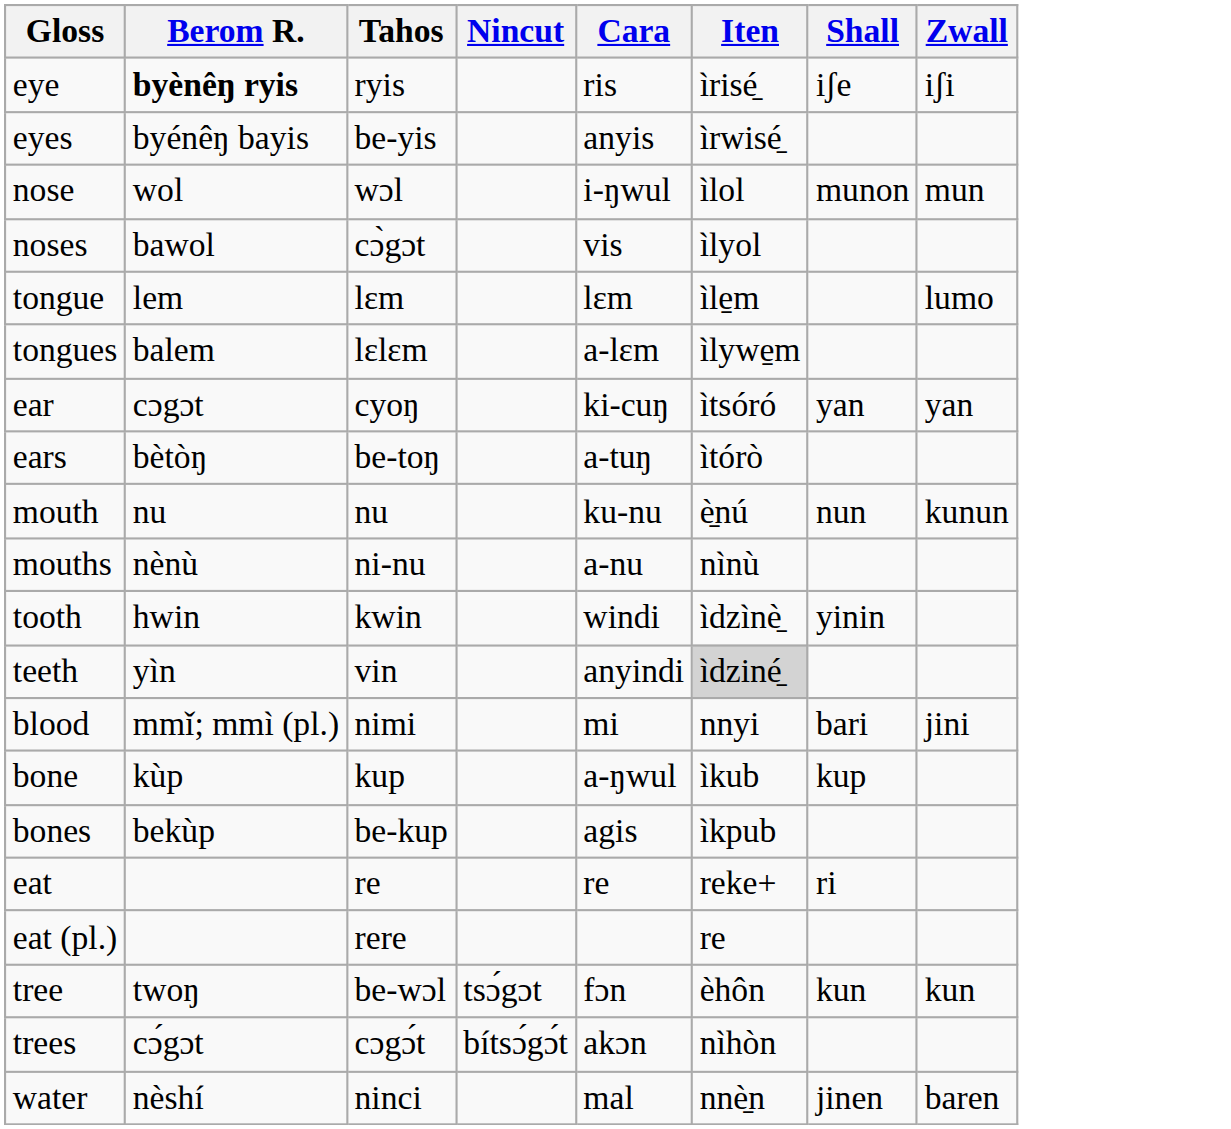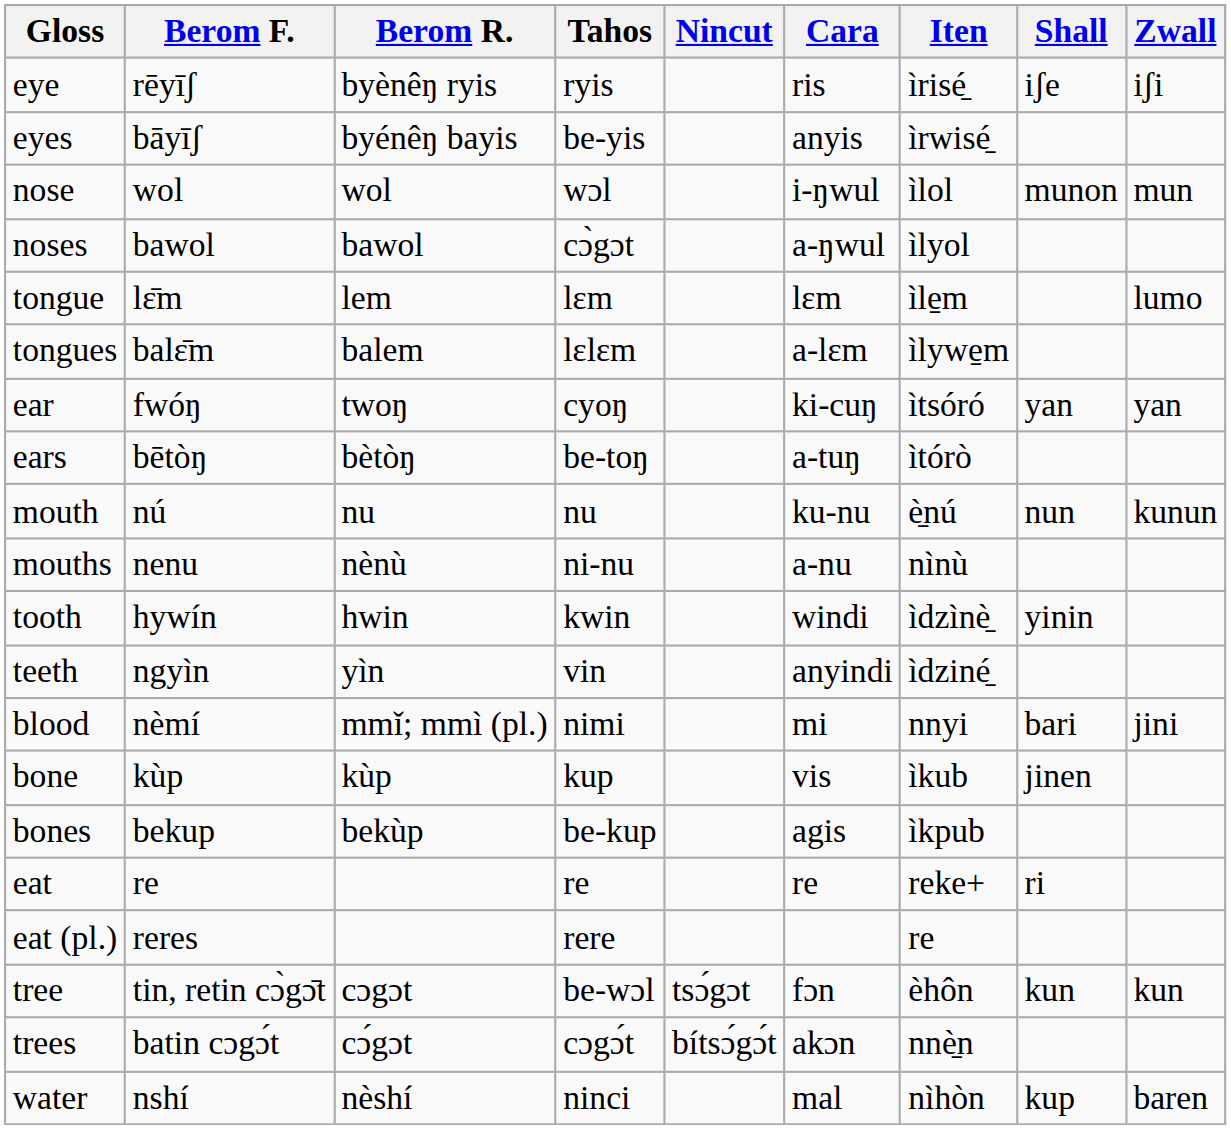+ column: (229, 31)
(215, 84) bold -> (419, 84) normal
(603, 244) vis -> (839, 244) a-ŋwul
(168, 404) cɔgɔt -> (375, 404) twoŋ
(741, 670) lightgrey background -> (949, 670) no background
(630, 777) a-ŋwul -> (812, 777) vis
(841, 777) kup -> (1058, 777) jinen
(166, 990) twoŋ -> (377, 990) cɔgɔt
(738, 1043) nìhòn -> (941, 1043) nnè̱n
(732, 1096) nnè̱n -> (947, 1096) nìhòn
(850, 1096) jinen -> (1050, 1096) kup
